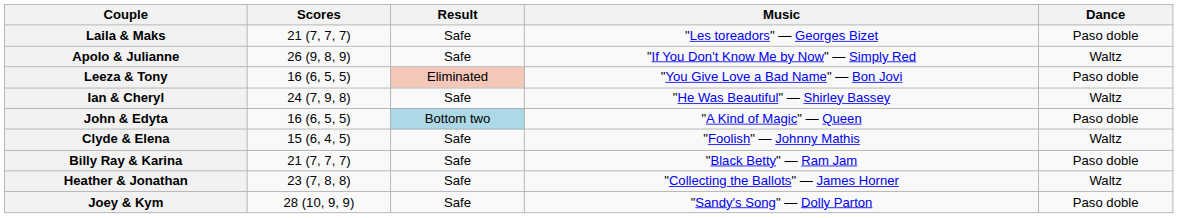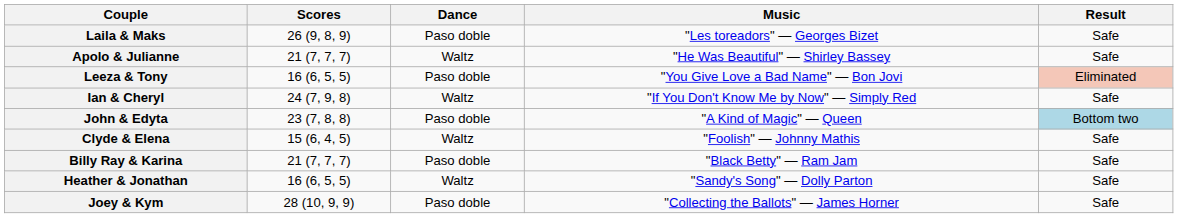columns swapped: (1106, 14) <-> (458, 14)
(319, 35) 21 (7, 7, 7) -> (319, 35) 26 (9, 8, 9)
(319, 56) 26 (9, 8, 9) -> (319, 56) 21 (7, 7, 7)
(782, 56) "If You Don't Know Me by Now" — Simply Red -> (782, 56) "He Was Beautiful" — Shirley Bassey
(782, 98) "He Was Beautiful" — Shirley Bassey -> (782, 98) "If You Don't Know Me by Now" — Simply Red
(319, 118) 16 (6, 5, 5) -> (319, 118) 23 (7, 8, 8)
(319, 181) 23 (7, 8, 8) -> (319, 181) 16 (6, 5, 5)
(782, 181) "Collecting the Ballots" — James Horner -> (782, 181) "Sandy's Song" — Dolly Parton
(782, 202) "Sandy's Song" — Dolly Parton -> (782, 202) "Collecting the Ballots" — James Horner
